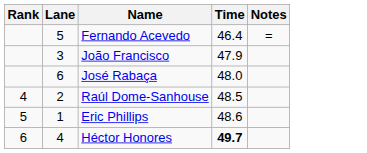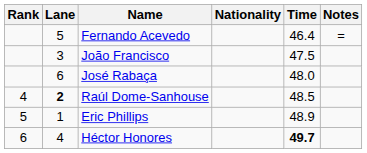+ column: (248, 14)
(230, 55) 47.9 -> (302, 55) 47.5
(60, 96) normal -> (60, 96) bold
(230, 117) 48.6 -> (302, 117) 48.9
